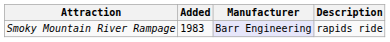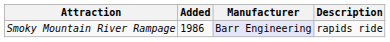(192, 29) 1983 -> (192, 29) 1986
